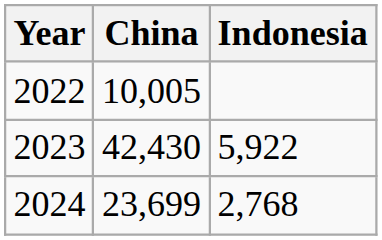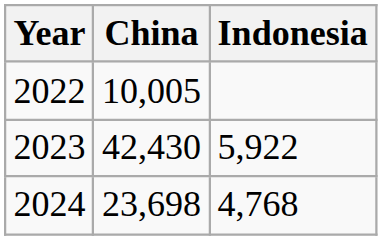(152, 204) 23,699 -> (152, 204) 23,698
(258, 204) 2,768 -> (258, 204) 4,768
